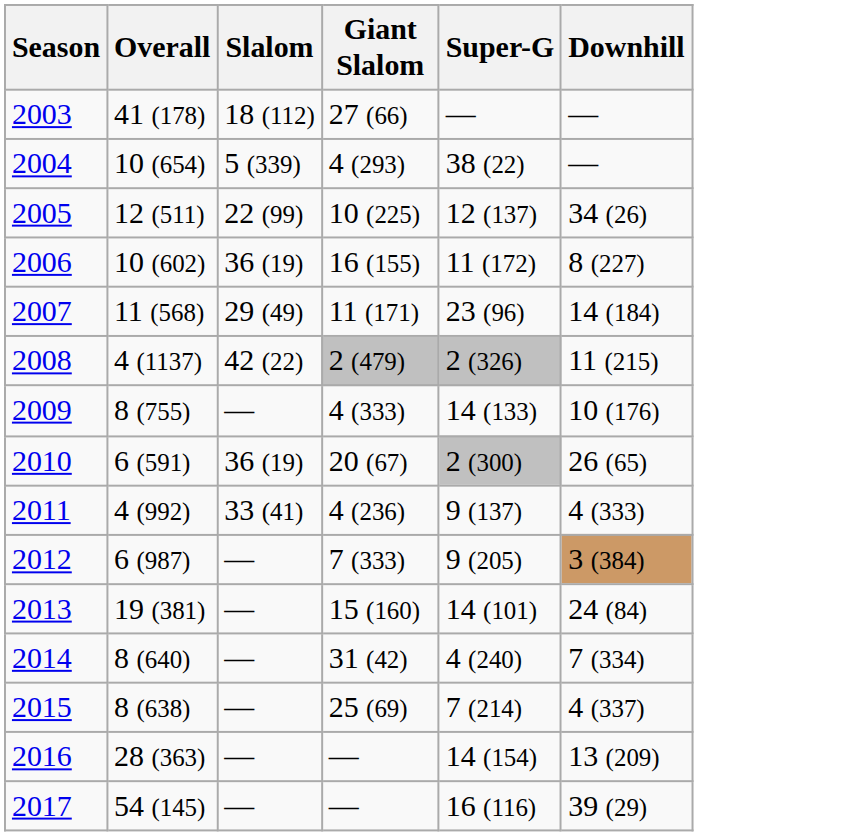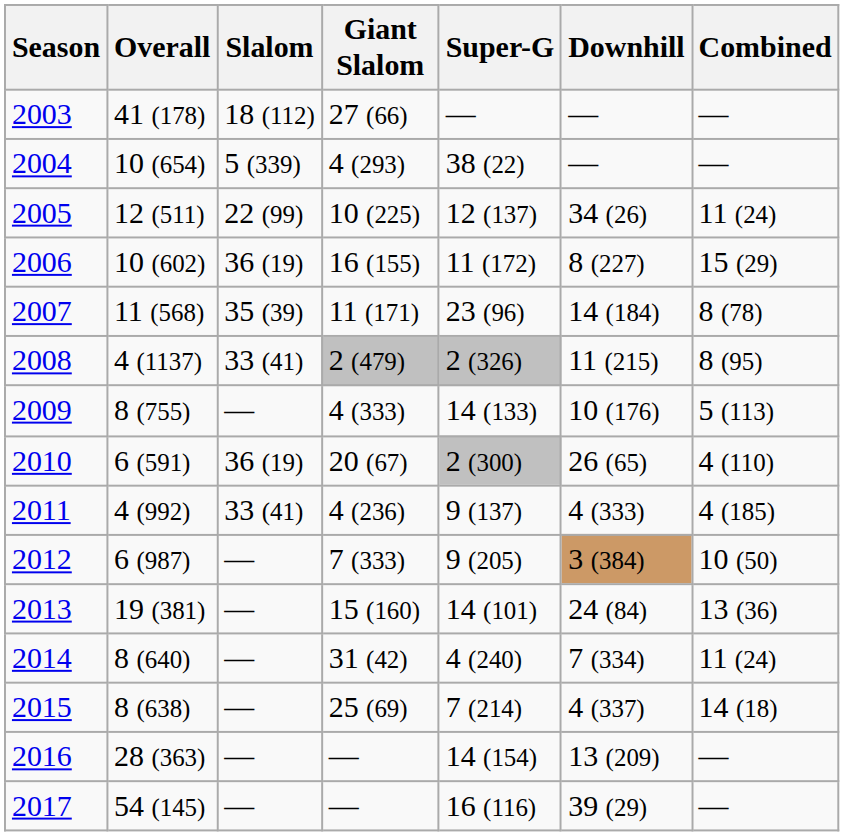+ column: (765, 47)
(264, 311) 29 (49) -> (264, 311) 35 (39)
(264, 361) 42 (22) -> (264, 361) 33 (41)
